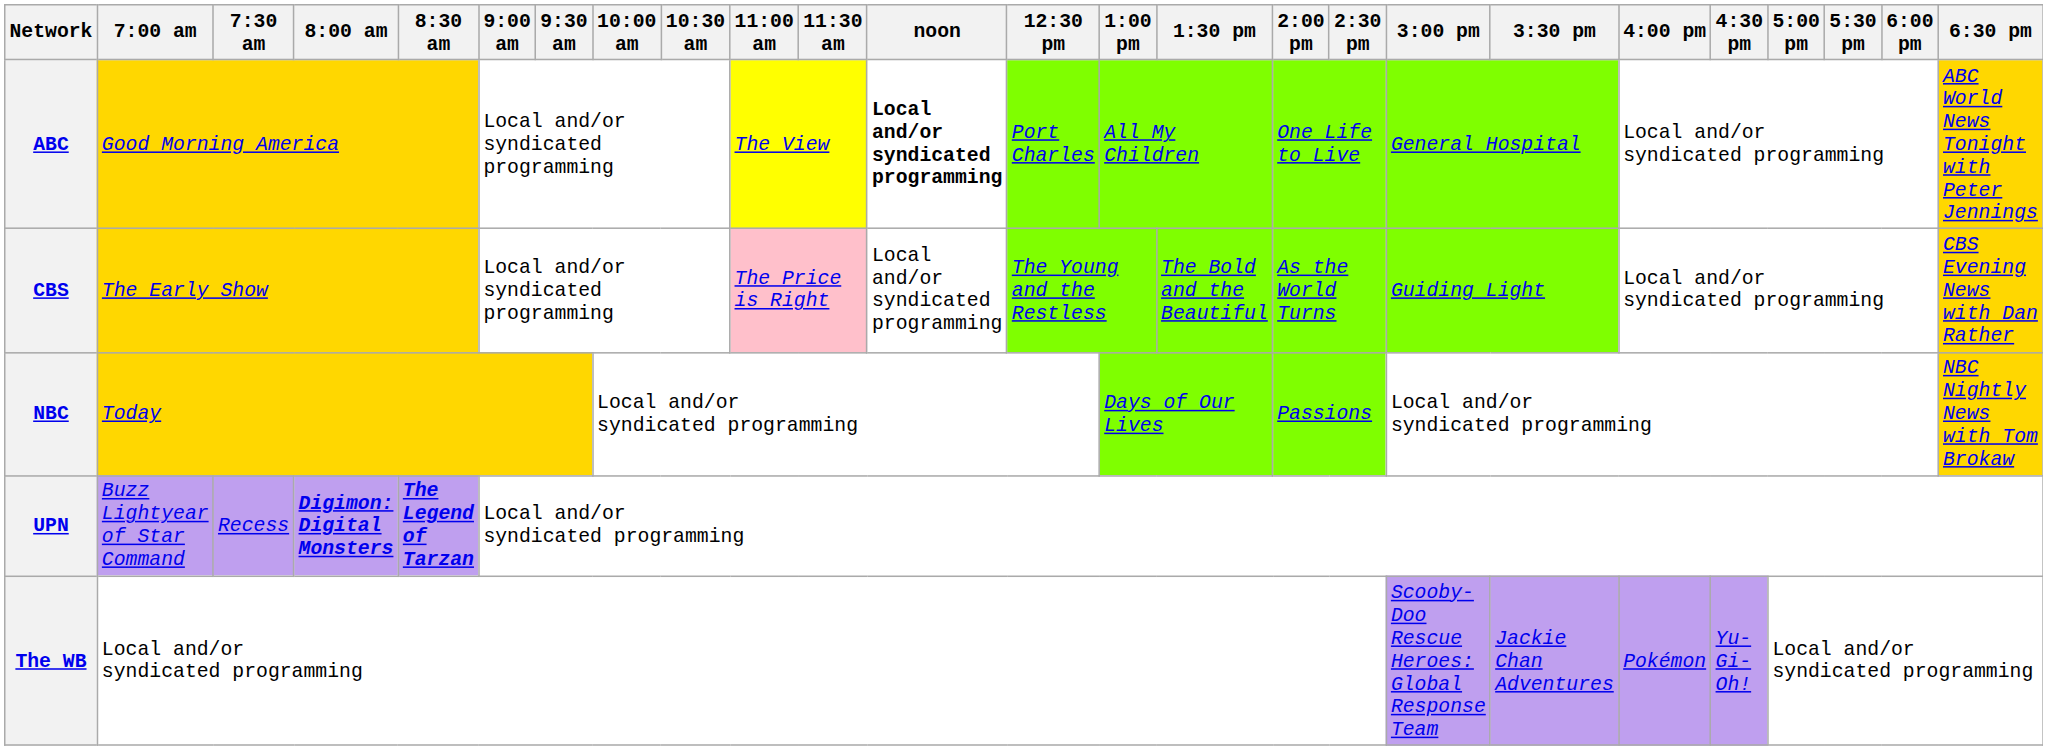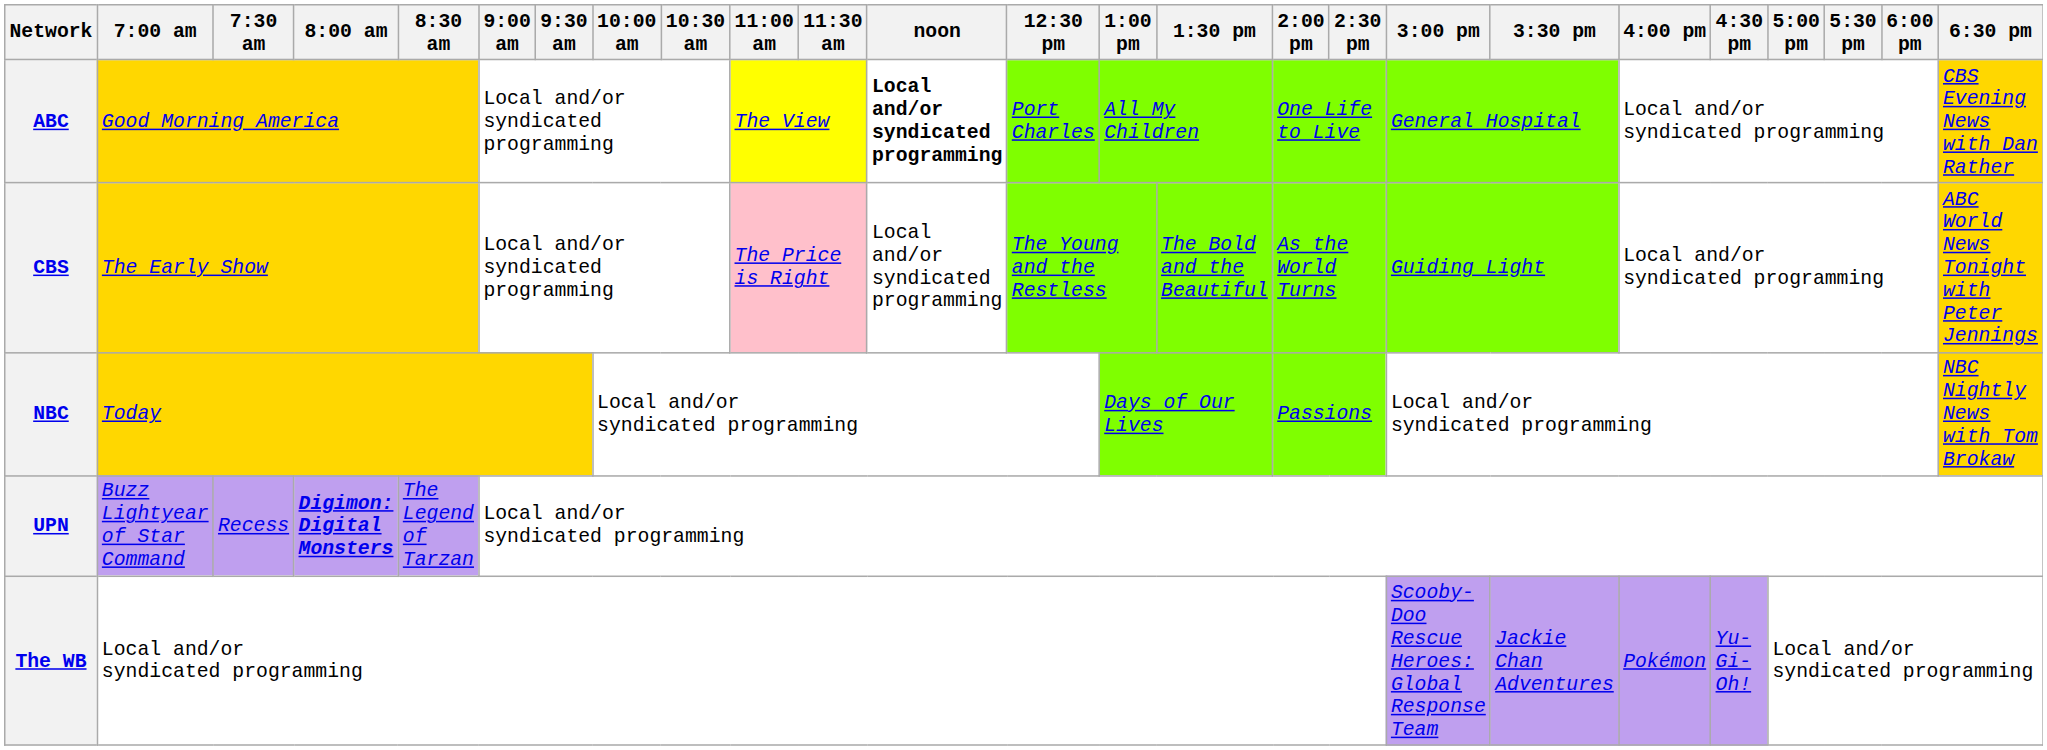(1990, 144) ABC World News Tonight with Peter Jennings -> (1990, 121) CBS Evening News with Dan Rather
(1990, 290) CBS Evening News with Dan Rather -> (1990, 268) ABC World News Tonight with Peter Jennings
(438, 526) bold -> (438, 526) normal
